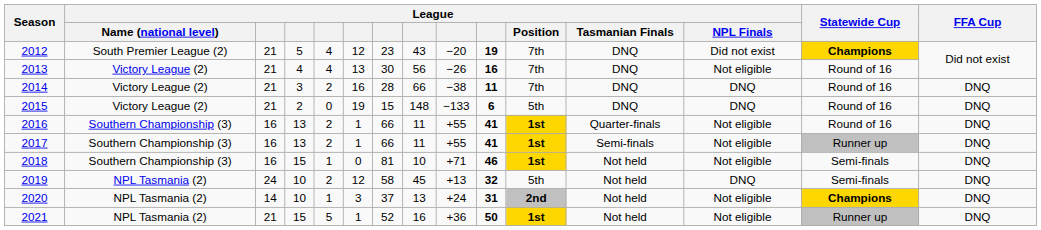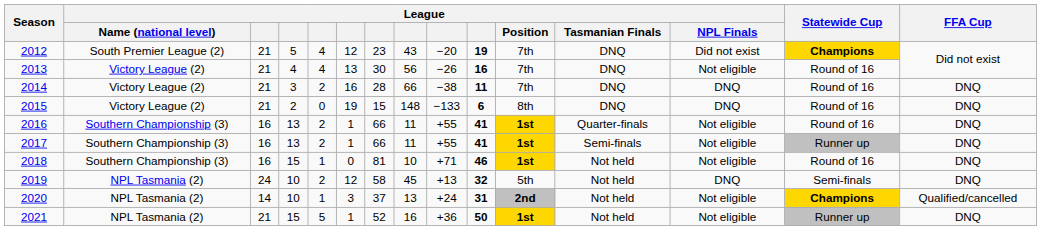(536, 105) 5th -> (525, 105) 8th
(860, 161) Semi-finals -> (842, 161) Round of 16
(977, 198) DNQ -> (968, 198) Qualified/cancelled
